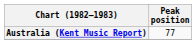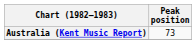(170, 33) 77 -> (170, 33) 73
